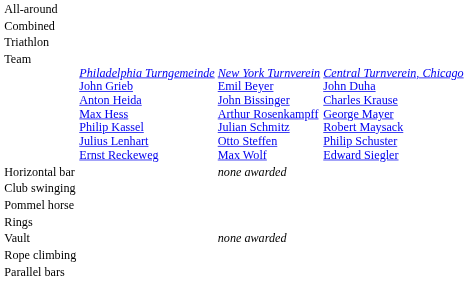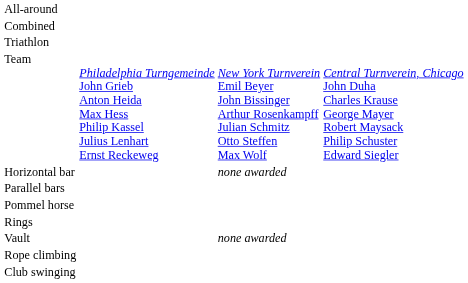rows swapped: (35, 272) <-> (40, 188)
